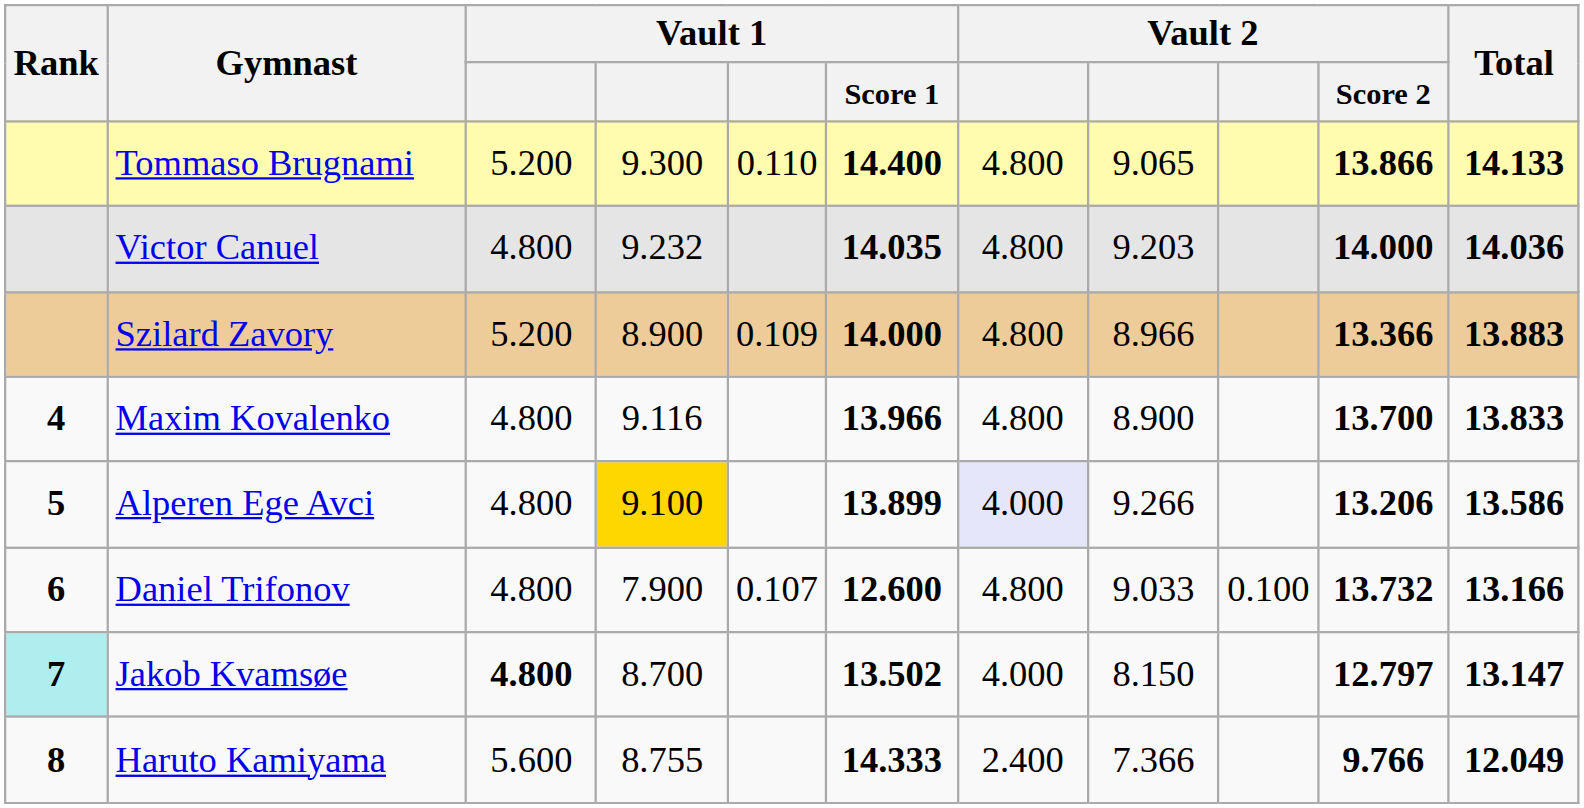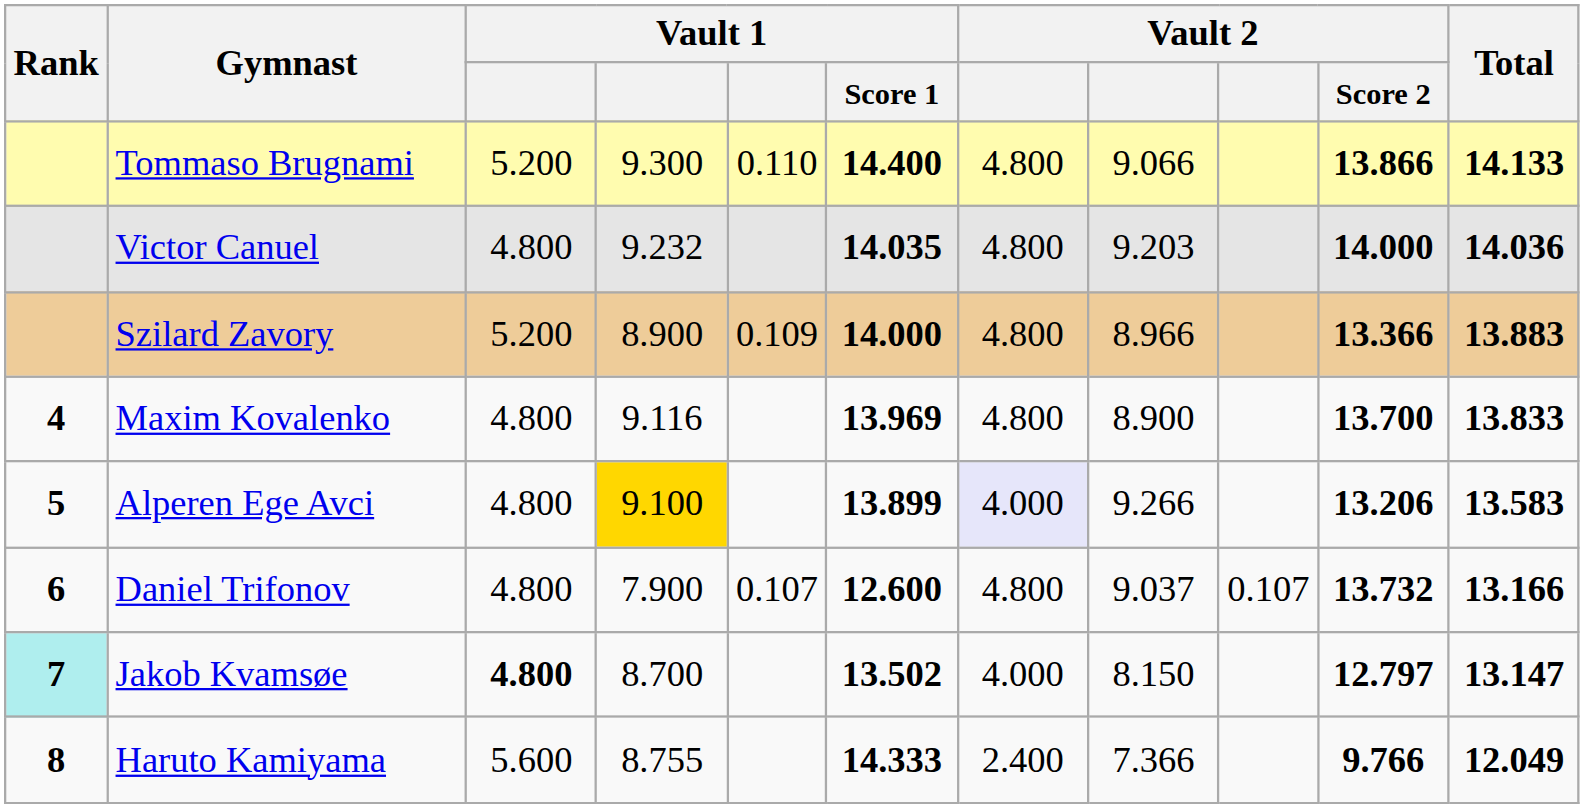(1154, 162) 9.065 -> (1154, 162) 9.066
(892, 418) 13.966 -> (892, 418) 13.969
(1514, 503) 13.586 -> (1514, 503) 13.583
(1154, 588) 9.033 -> (1154, 588) 9.037
(1268, 588) 0.100 -> (1268, 588) 0.107
